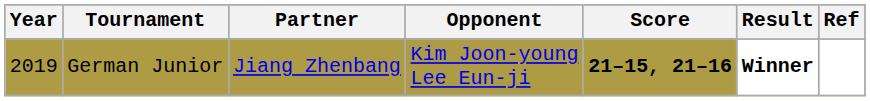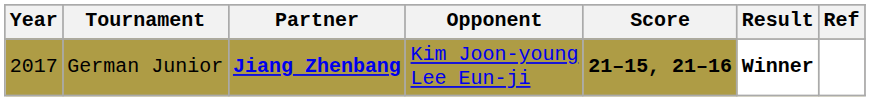(34, 67) 2019 -> (34, 67) 2017
(317, 67) normal -> (317, 67) bold
